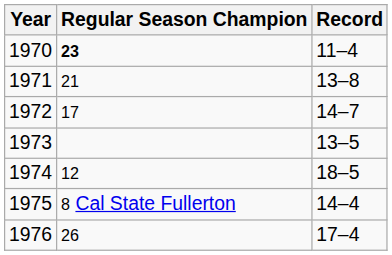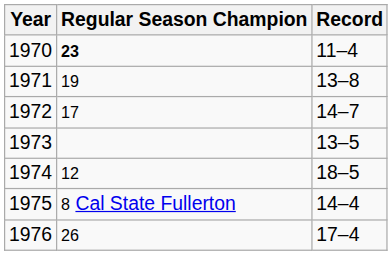(70, 82) 21 -> (70, 82) 19
